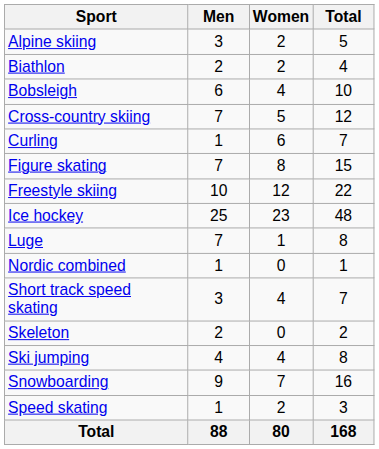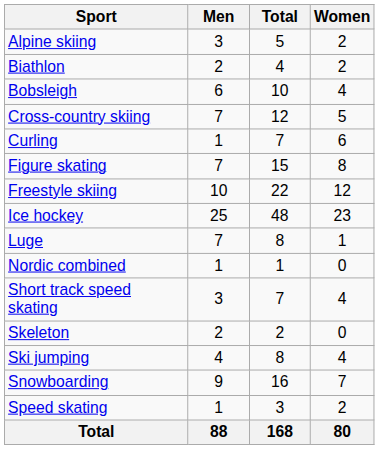columns swapped: (281, 16) <-> (343, 16)
